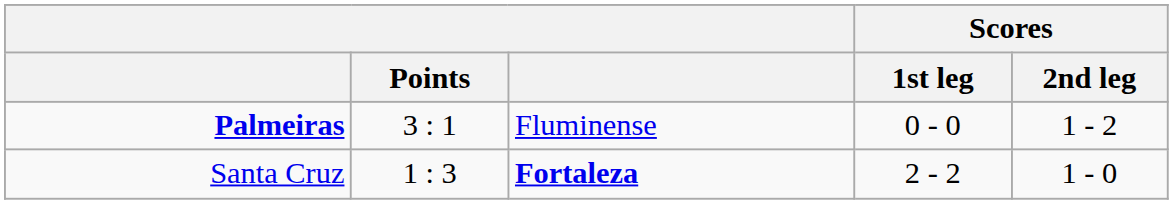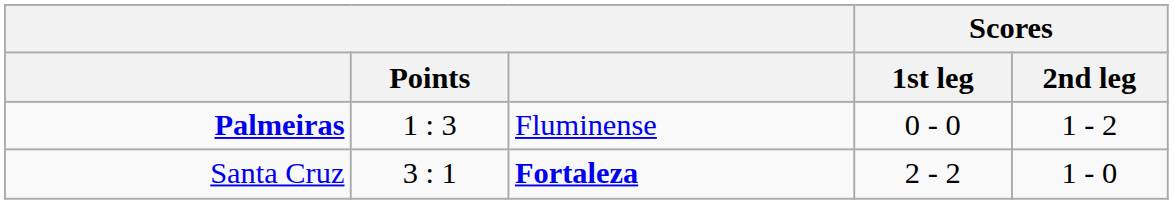(430, 125) 3 : 1 -> (430, 125) 1 : 3
(430, 173) 1 : 3 -> (430, 173) 3 : 1
